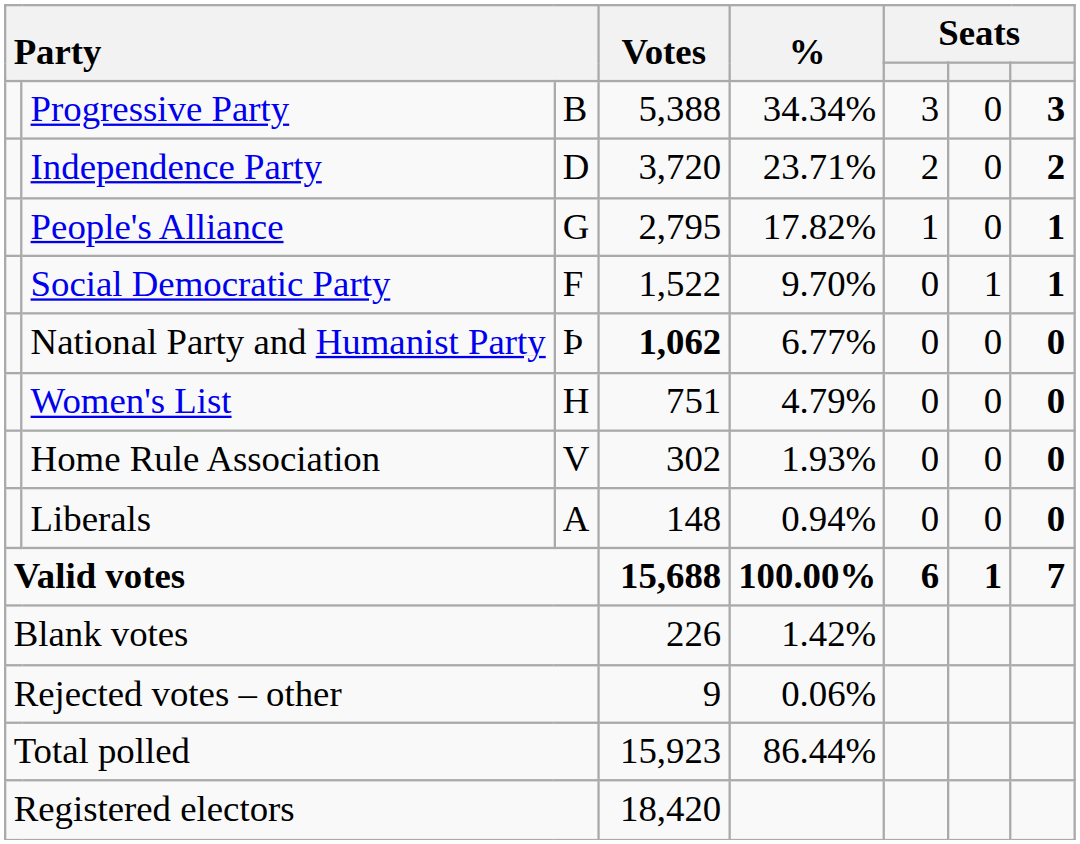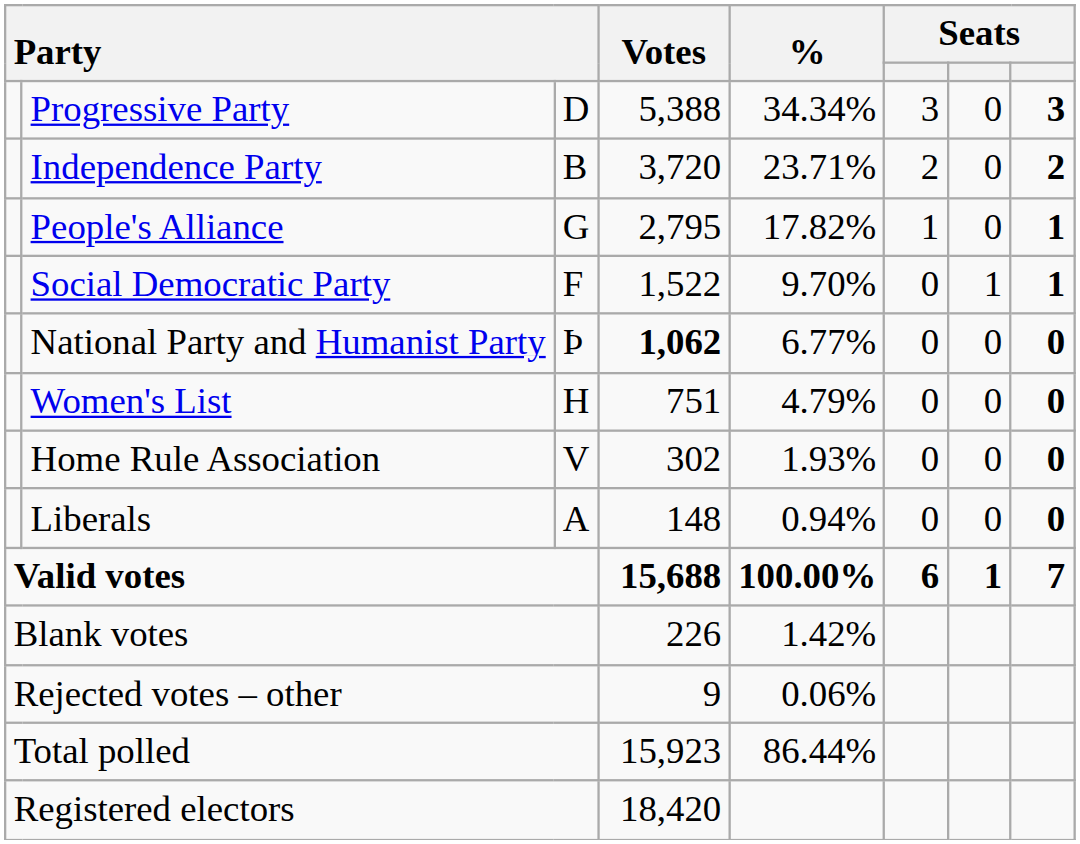(575, 109) B -> (576, 109) D
(576, 167) D -> (575, 167) B
